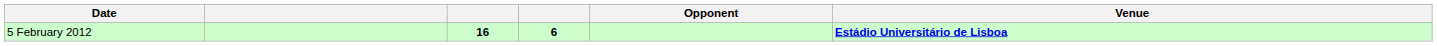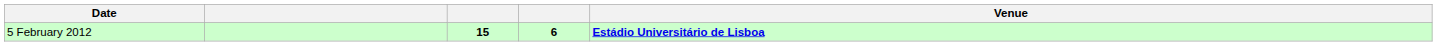- column: (711, 13)
(483, 31) 16 -> (483, 31) 15
